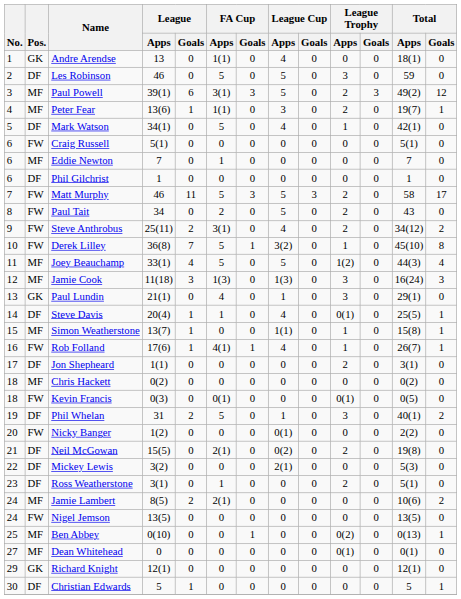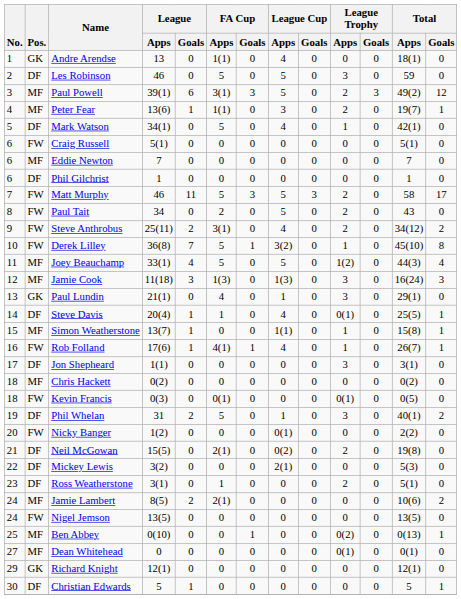(221, 161) 1 -> (221, 161) 0
(345, 365) 2 -> (345, 365) 3
